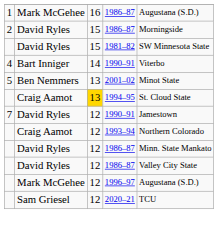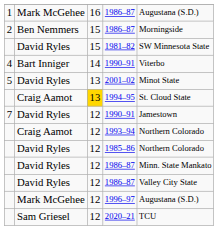(44, 30) David Ryles -> (48, 30) Ben Nemmers
(48, 81) Ben Nemmers -> (44, 81) David Ryles
+ row: (9, 149)
